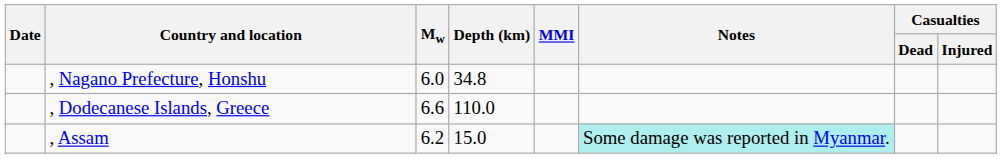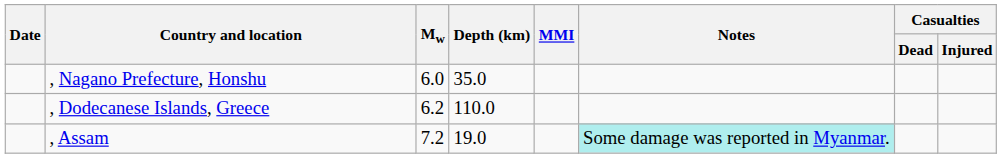(470, 78) 34.8 -> (470, 78) 35.0
(432, 108) 6.6 -> (432, 108) 6.2
(432, 138) 6.2 -> (432, 138) 7.2
(470, 138) 15.0 -> (470, 138) 19.0
